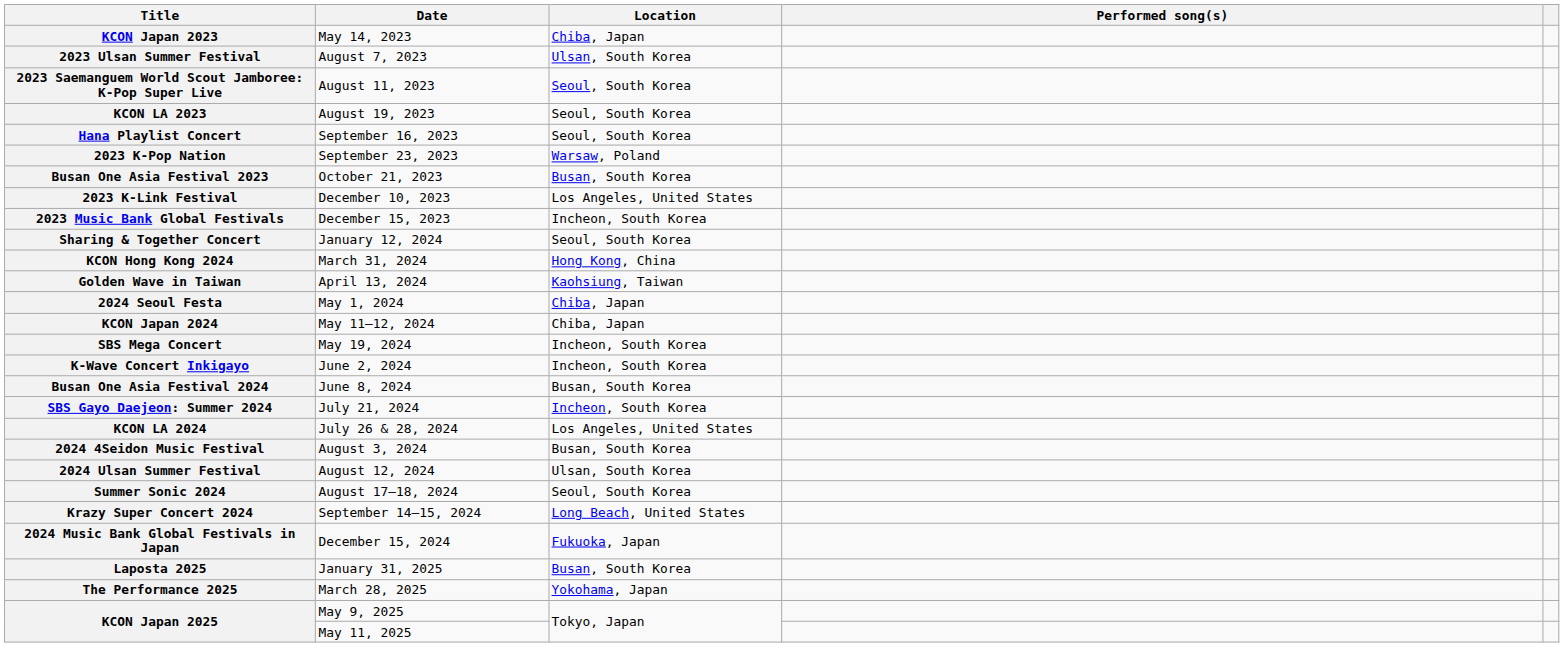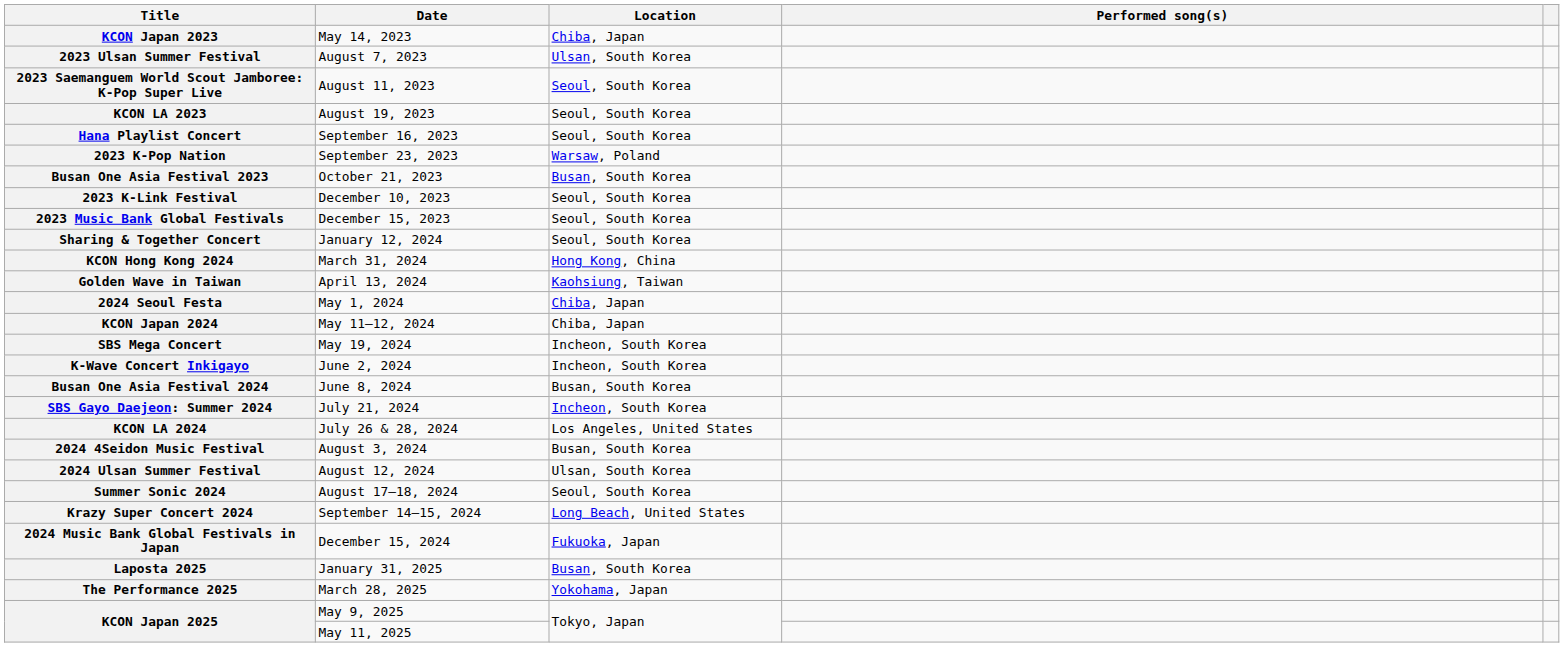(652, 198) Los Angeles, United States -> (621, 198) Seoul, South Korea
(629, 219) Incheon, South Korea -> (621, 219) Seoul, South Korea
